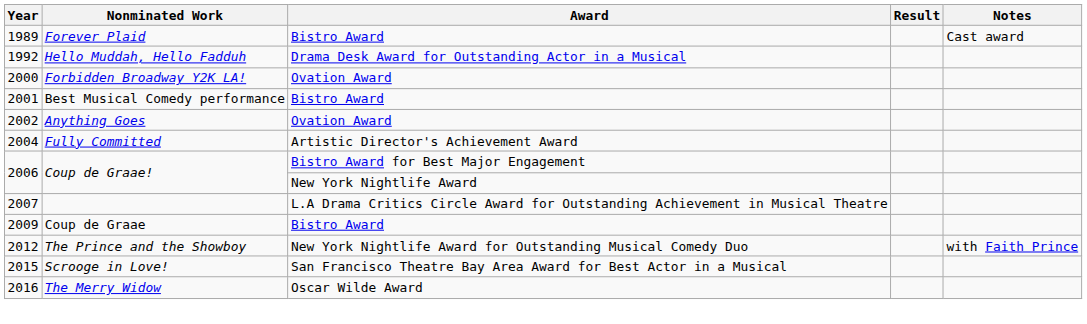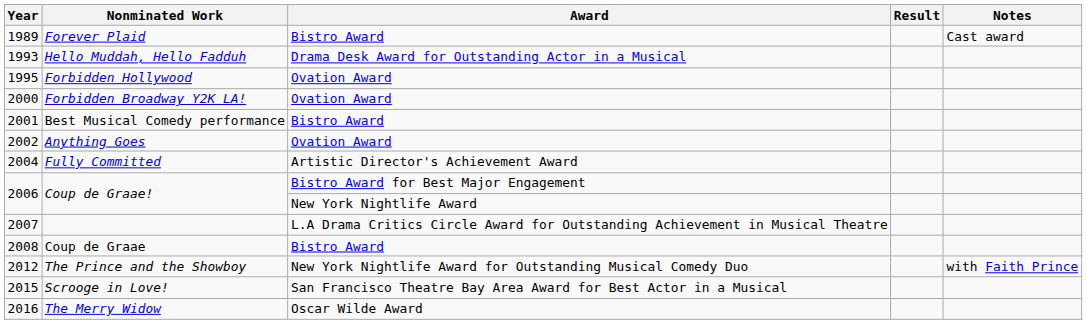(23, 57) 1992 -> (23, 57) 1993
+ row: (118, 78)
(23, 225) 2009 -> (23, 246) 2008
